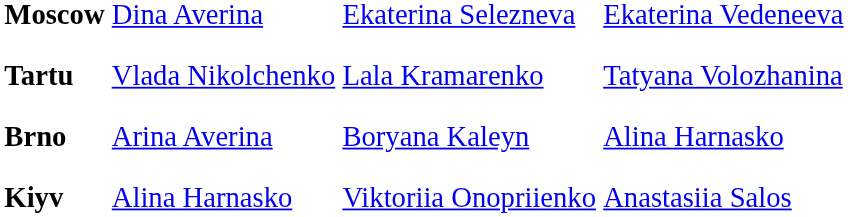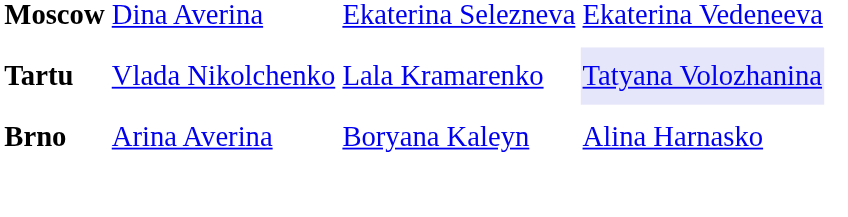(723, 75) no background -> (702, 75) lavender background
- row: (34, 197)
